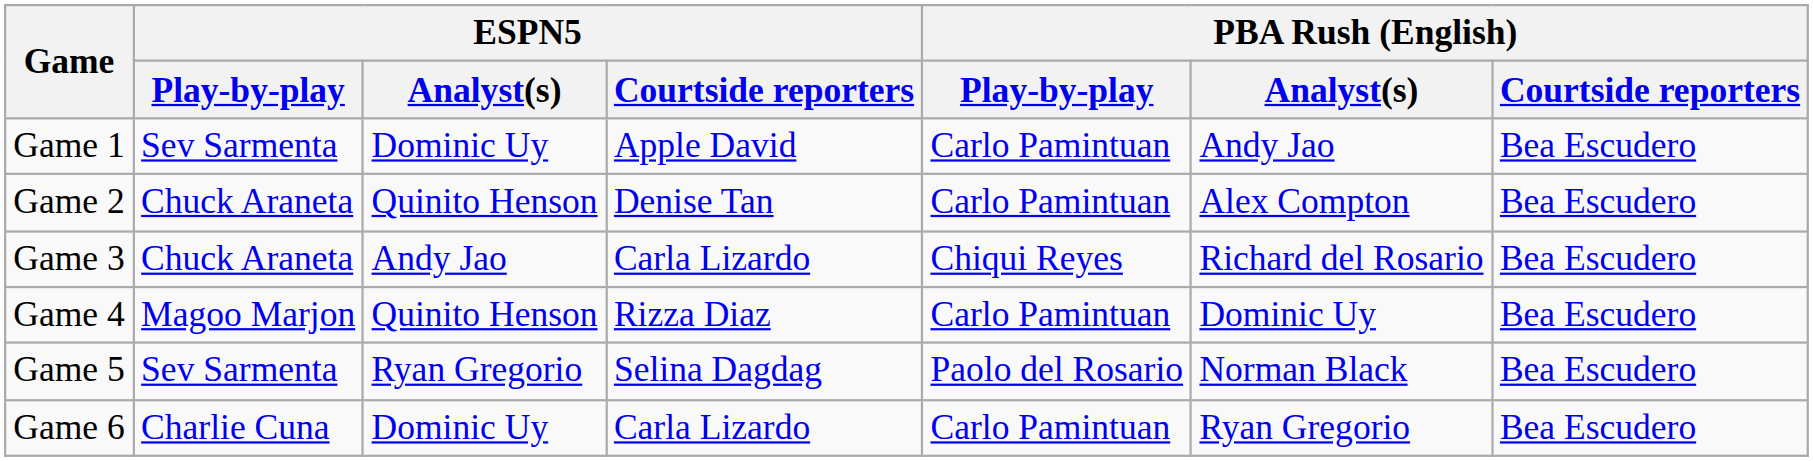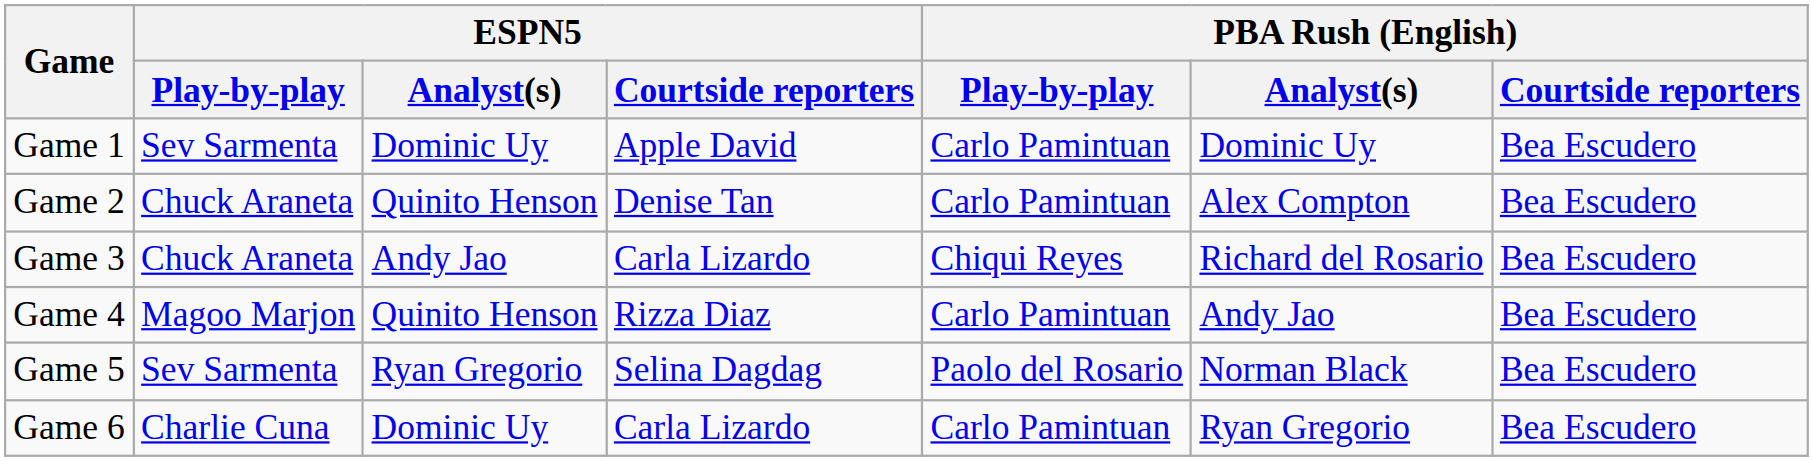(1267, 145) Andy Jao -> (1288, 145) Dominic Uy
(1288, 314) Dominic Uy -> (1267, 314) Andy Jao
